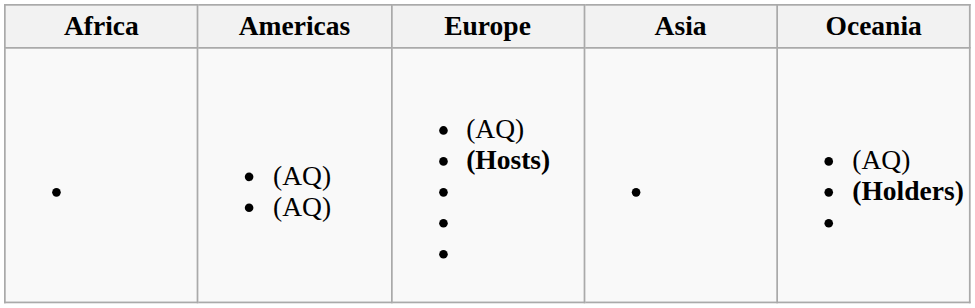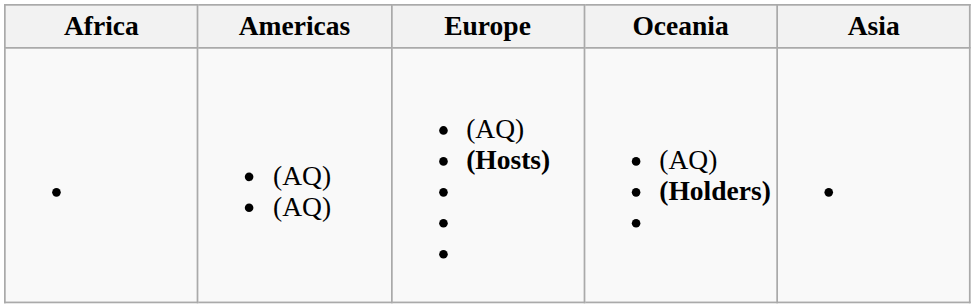columns swapped: (874, 26) <-> (681, 26)
